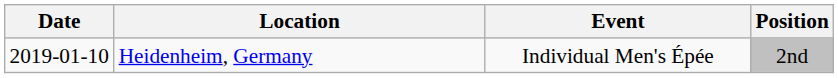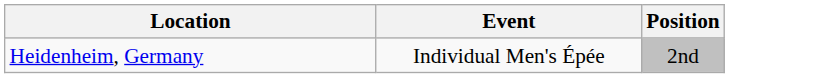- column: (59, 21)
